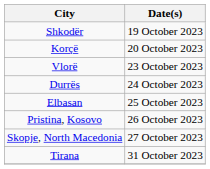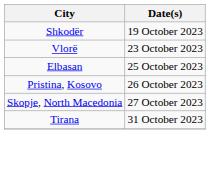- row: (65, 48)
- row: (65, 84)
